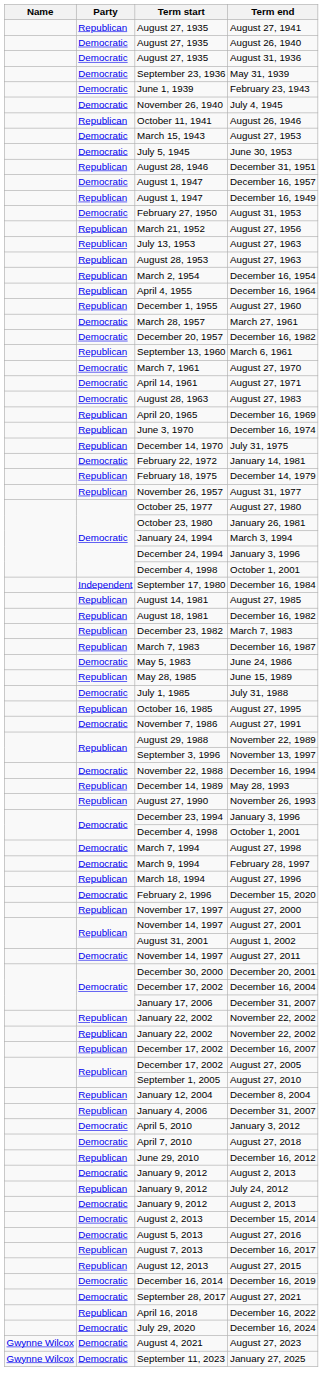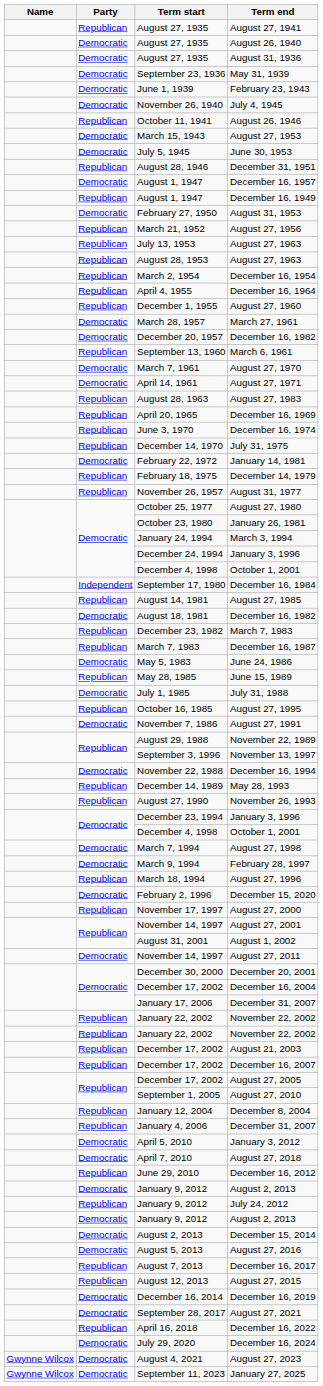(103, 399) Democratic -> (103, 399) Republican
(103, 615) Republican -> (103, 615) Democratic
+ row: (180, 1049)
